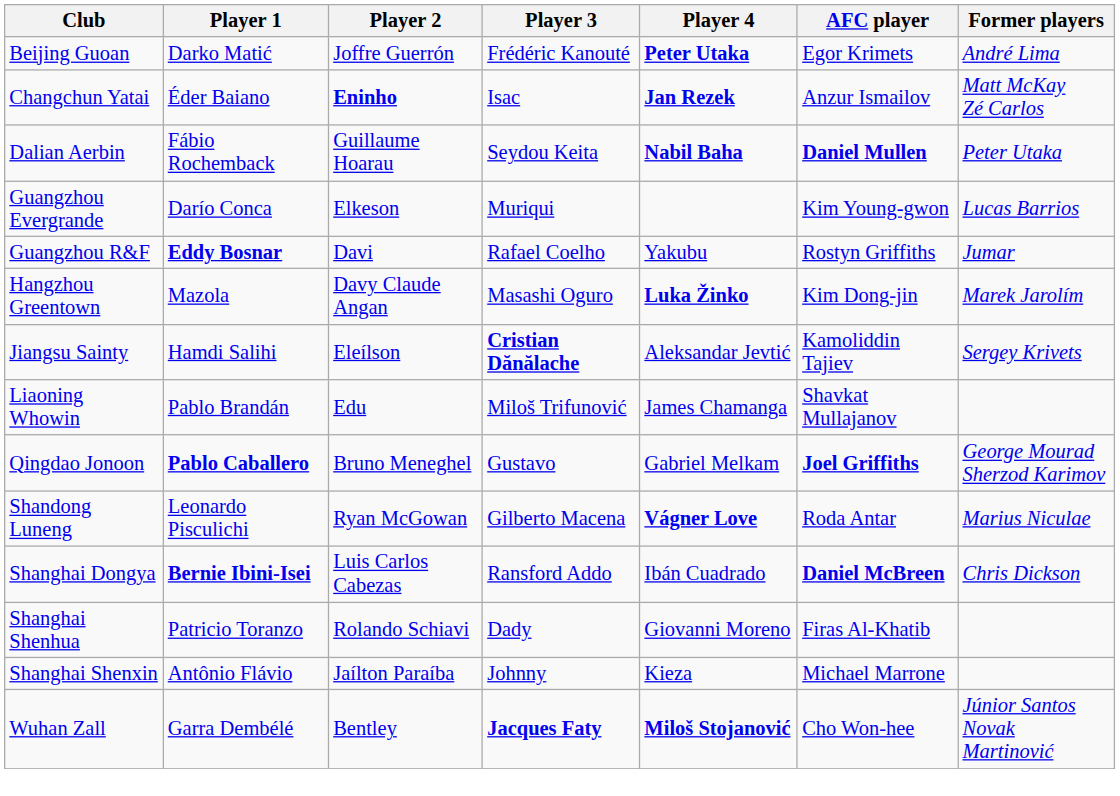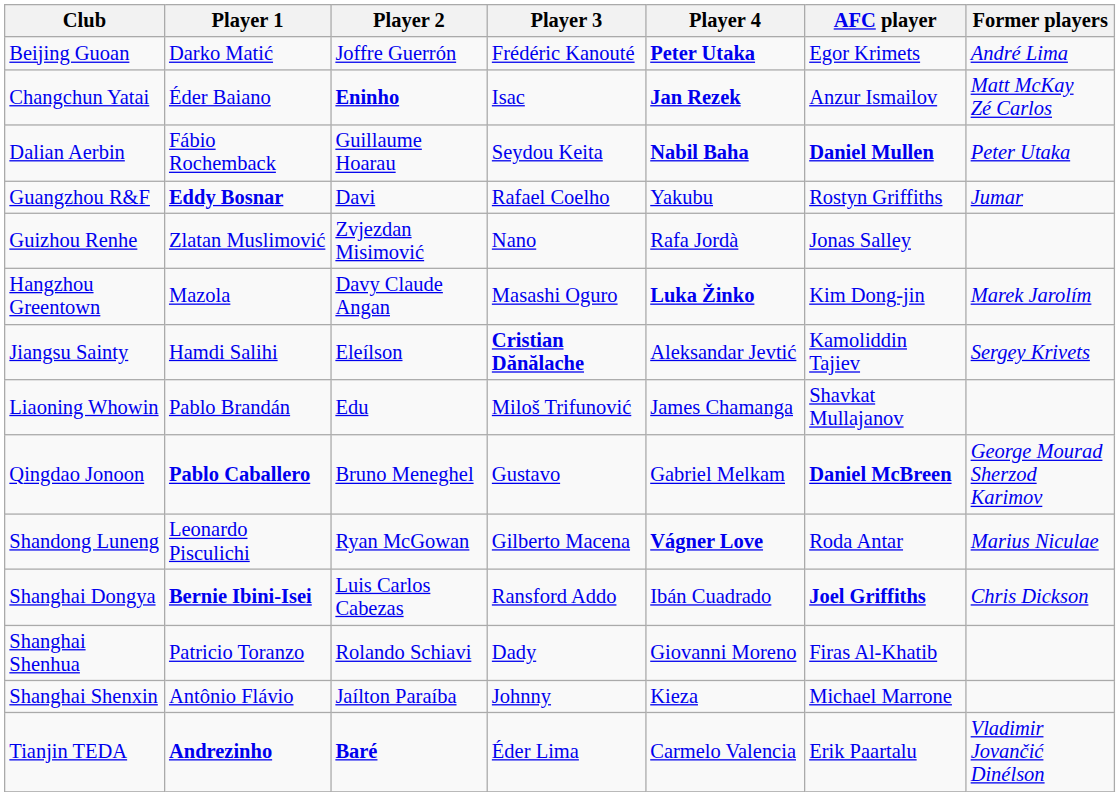- row: (57, 208)
+ row: (73, 240)
(860, 462) Joel Griffiths -> (880, 474) Daniel McBreen
(873, 573) Daniel McBreen -> (867, 596) Joel Griffiths
+ row: (68, 751)
- row: (58, 728)
